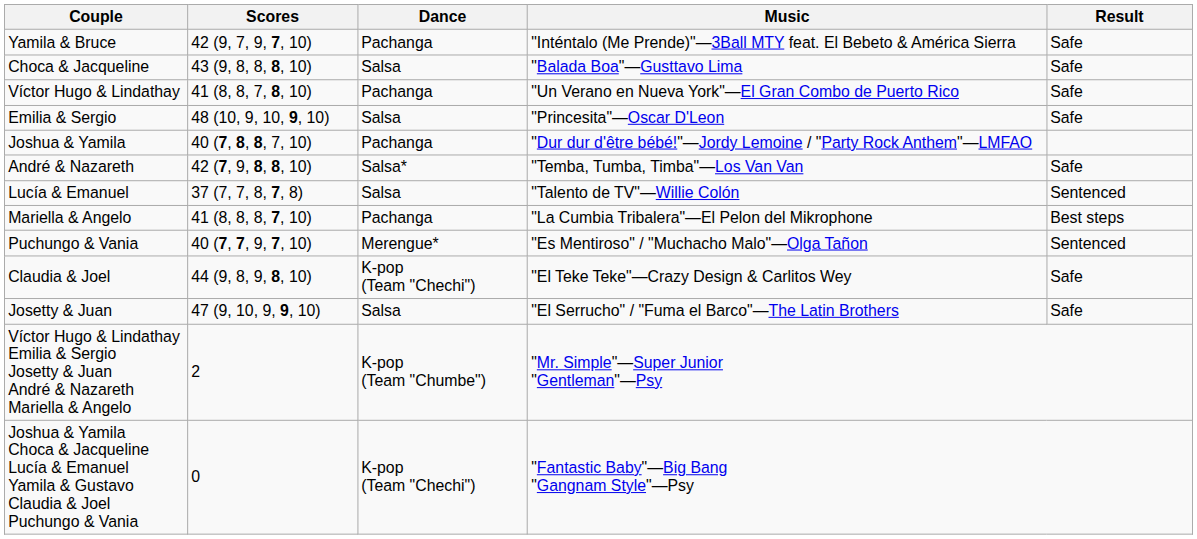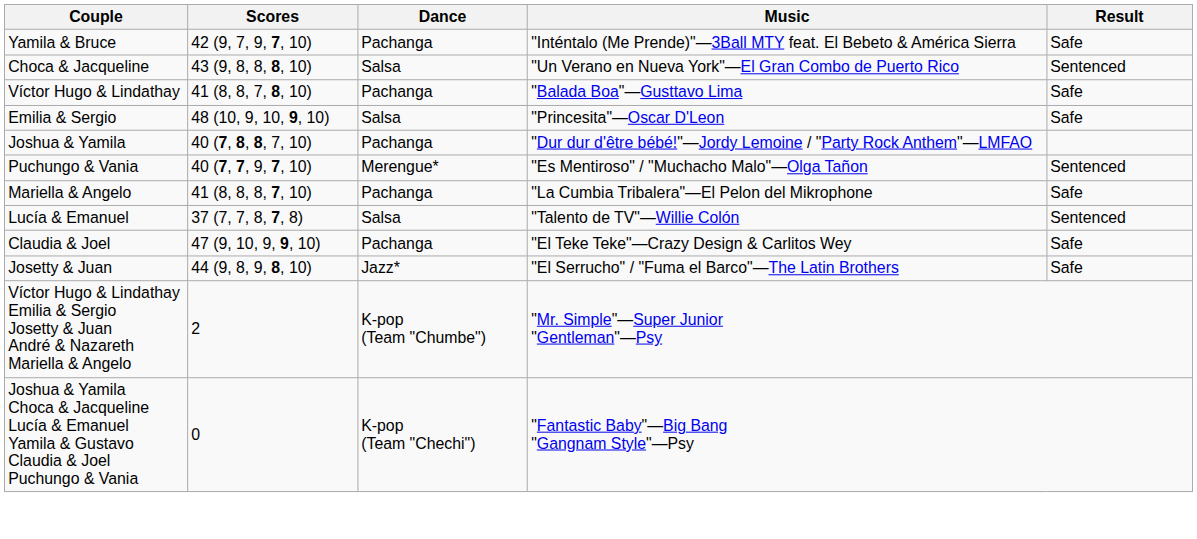(637, 67) "Balada Boa"—Gusttavo Lima -> (745, 67) "Un Verano en Nueva York"—El Gran Combo de Puerto Rico
(1066, 67) Safe -> (1088, 67) Sentenced
(745, 92) "Un Verano en Nueva York"—El Gran Combo de Puerto Rico -> (637, 92) "Balada Boa"—Gusttavo Lima
- row: (71, 167)
rows swapped: (73, 243) <-> (68, 192)
(1087, 218) Best steps -> (1066, 192) Safe
(251, 277) 44 (9, 8, 9, 8, 10) -> (256, 243) 47 (9, 10, 9, 9, 10)
(418, 277) K-pop (Team "Chechi") -> (397, 243) Pachanga
(256, 311) 47 (9, 10, 9, 9, 10) -> (251, 268) 44 (9, 8, 9, 8, 10)
(381, 311) Salsa -> (381, 268) Jazz*
